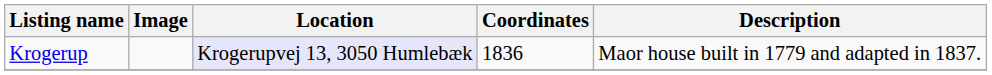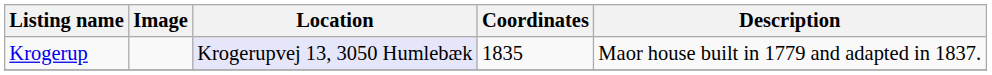(502, 53) 1836 -> (502, 53) 1835
